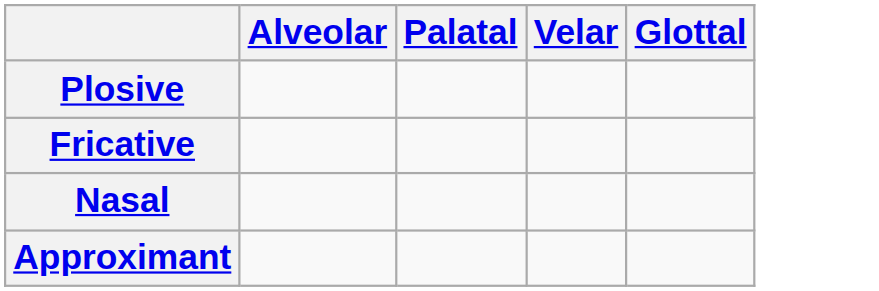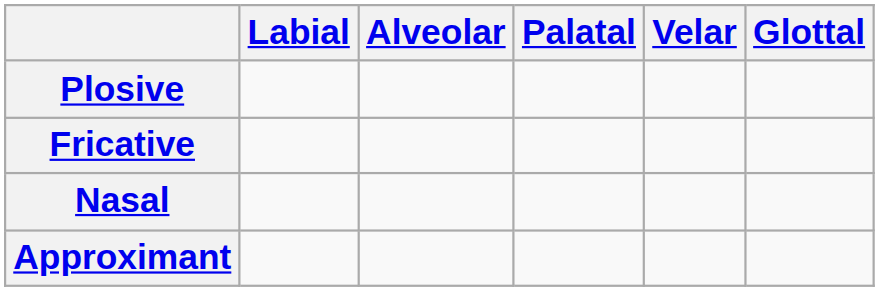+ column: (299, 32)
